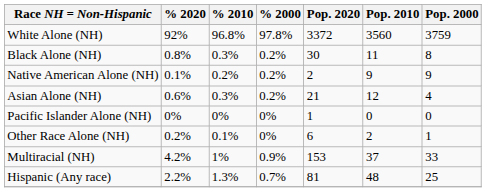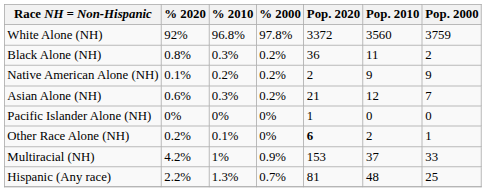(313, 55) 30 -> (313, 55) 36
(428, 55) 8 -> (428, 55) 2
(428, 95) 4 -> (428, 95) 7
(310, 136) normal -> (310, 136) bold
